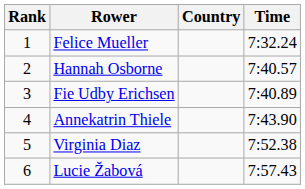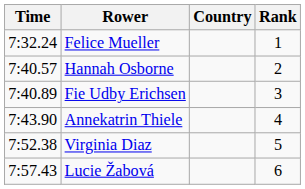columns swapped: (27, 17) <-> (272, 17)
